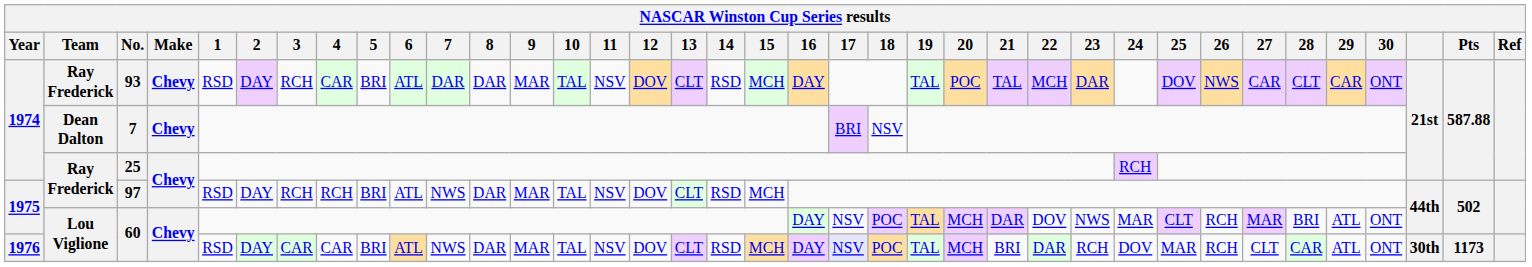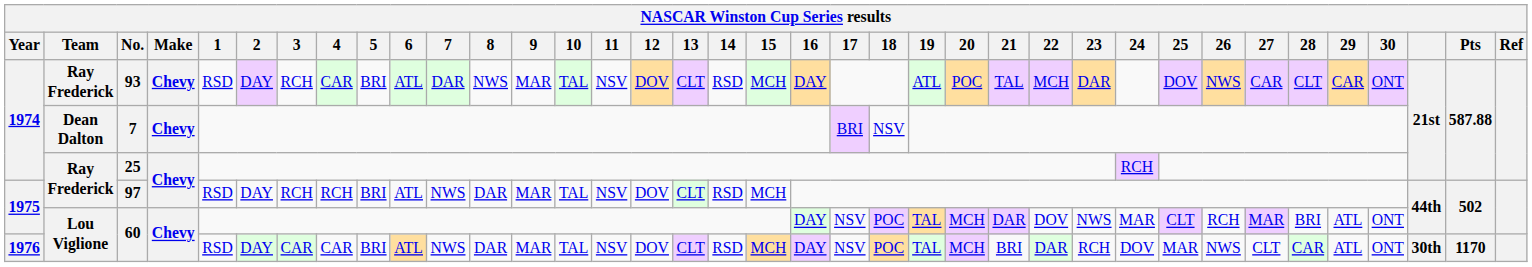(490, 82) DAR -> (491, 82) NWS
(925, 82) TAL -> (927, 82) ATL
(848, 247) lavender background -> (850, 247) no background
(1222, 247) RCH -> (1223, 247) NWS
(1469, 247) 1173 -> (1470, 247) 1170
